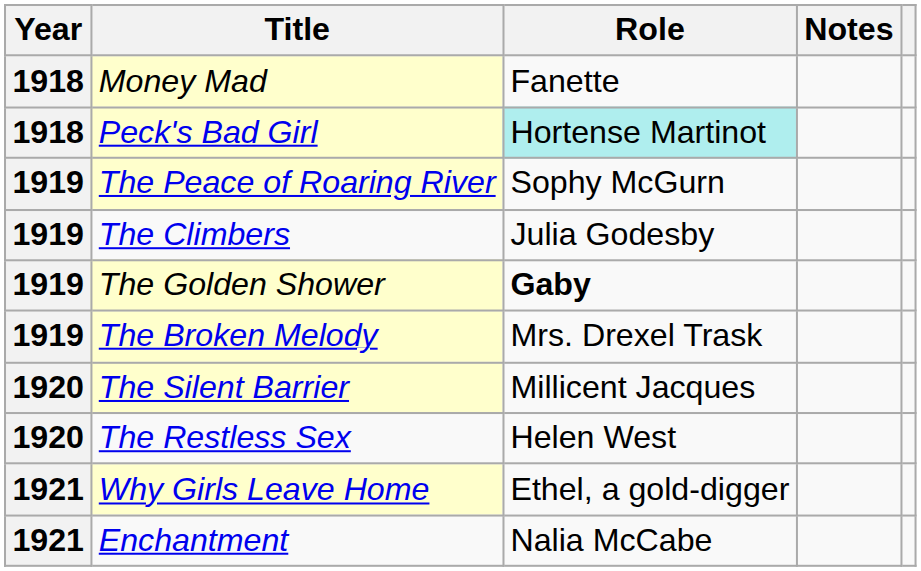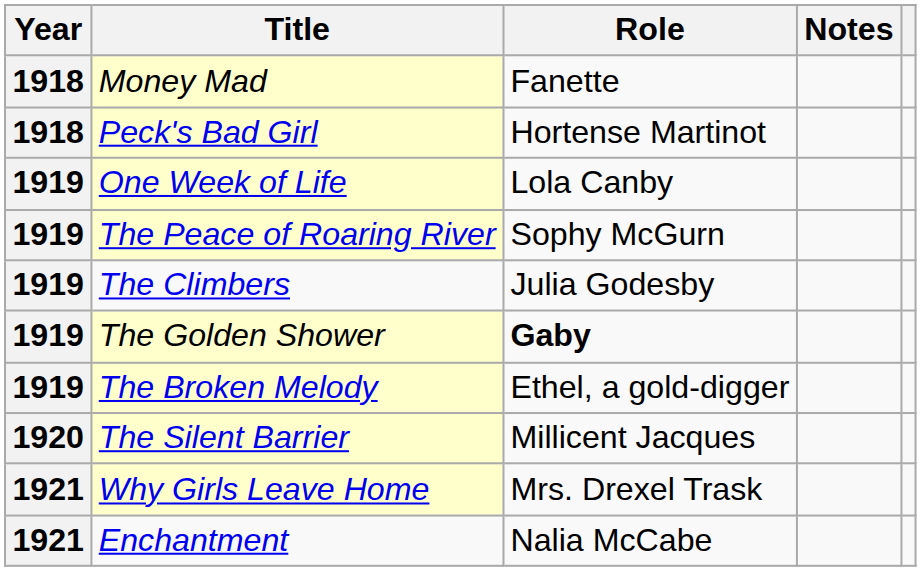(638, 132) paleturquoise background -> (638, 132) no background
+ row: (223, 183)
(636, 336) Mrs. Drexel Trask -> (650, 387) Ethel, a gold-digger
- row: (225, 438)
(650, 489) Ethel, a gold-digger -> (636, 489) Mrs. Drexel Trask
